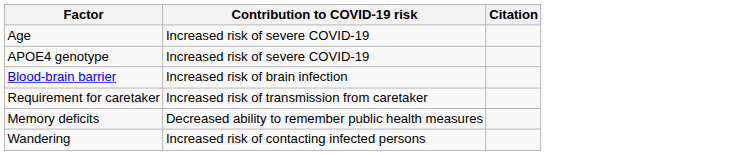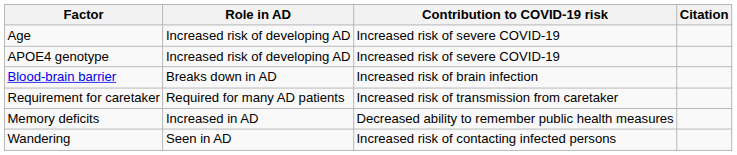+ column: (258, 14)
